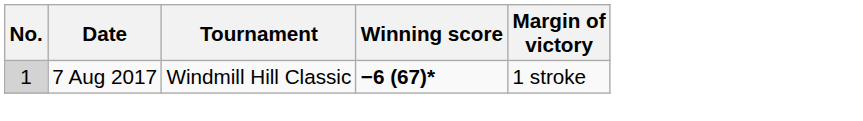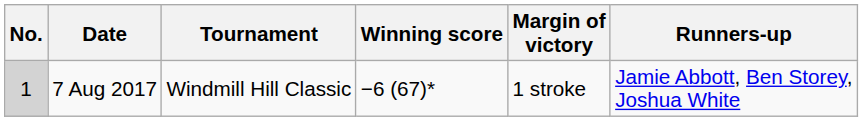+ column: (734, 33)
(398, 77) bold -> (398, 89) normal
